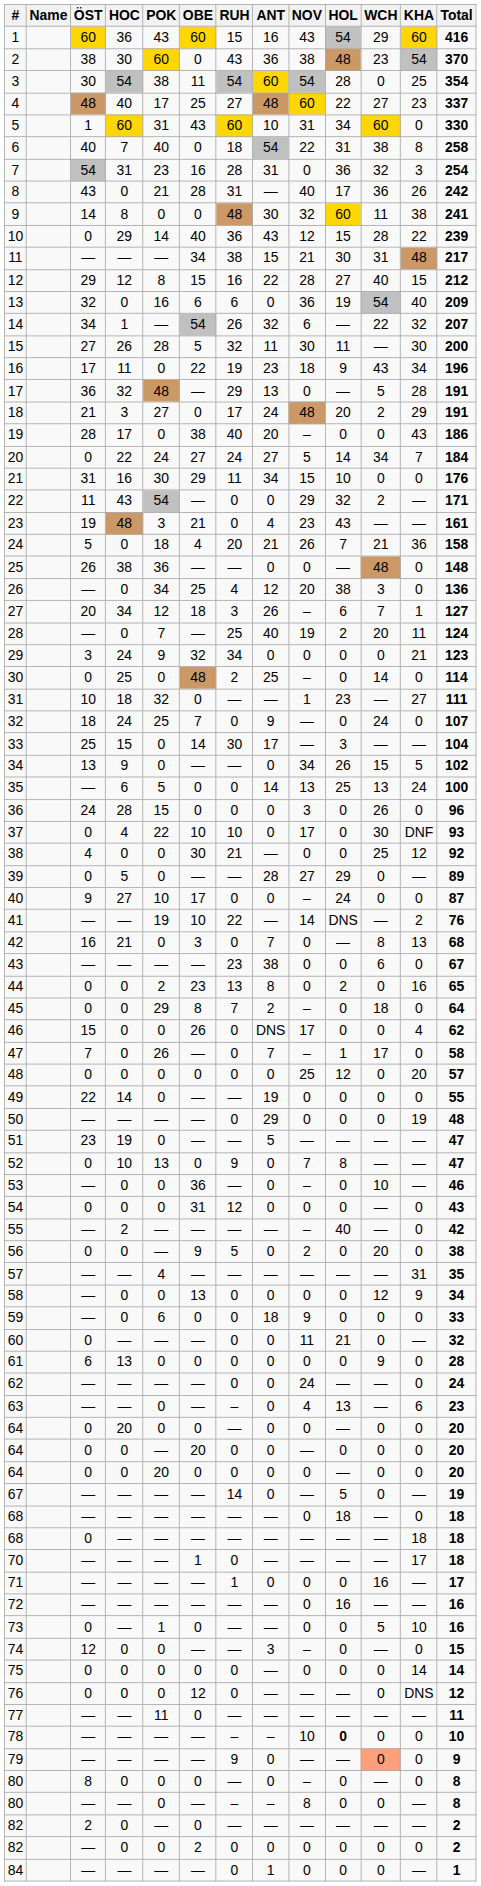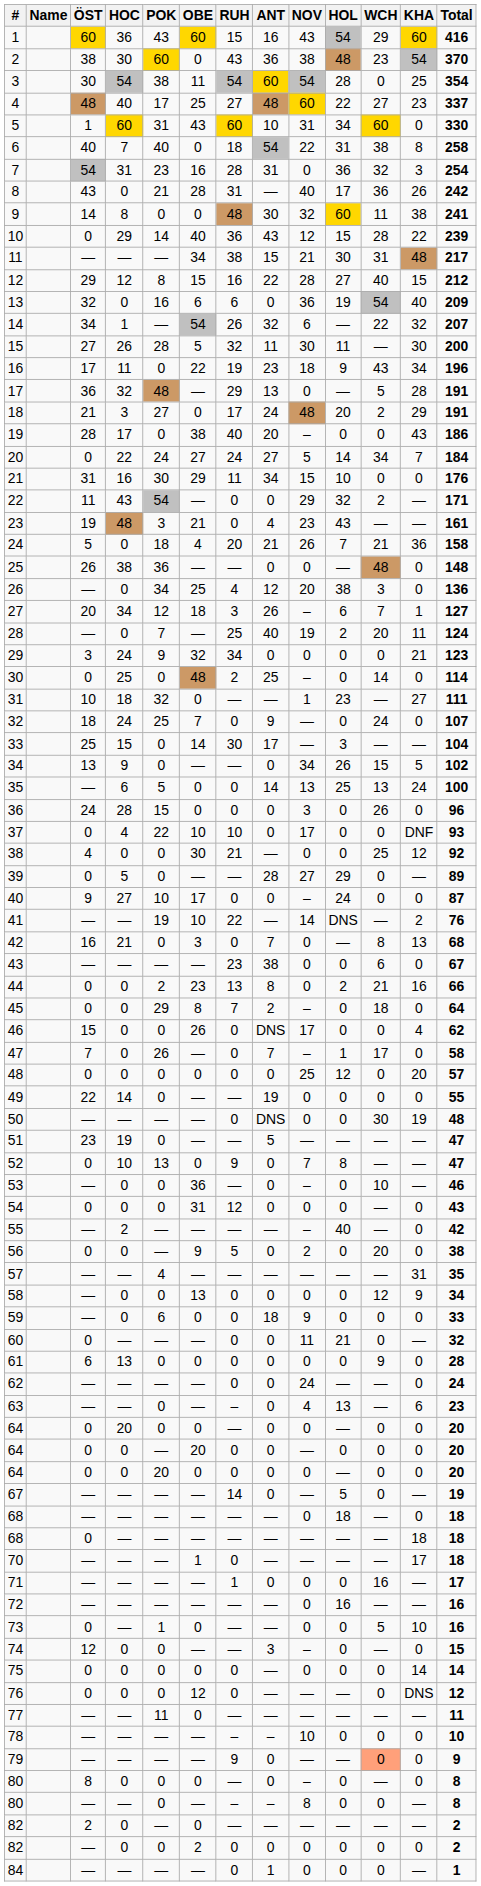(381, 832) 30 -> (381, 832) 0
(381, 986) 0 -> (381, 986) 21
(457, 986) 65 -> (457, 986) 66
(271, 1119) 29 -> (271, 1119) DNS
(381, 1119) 0 -> (381, 1119) 30
(343, 1737) bold -> (343, 1737) normal
